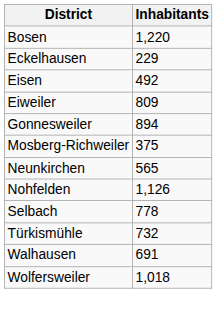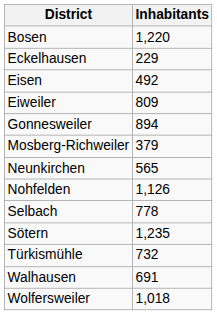(147, 146) 375 -> (147, 146) 379
+ row: (28, 233)
